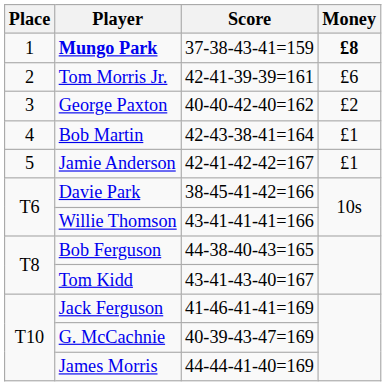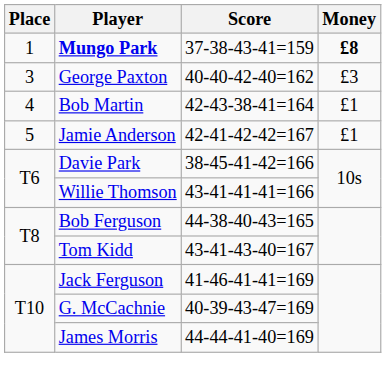- row: (113, 76)
(349, 105) £2 -> (349, 76) £3
